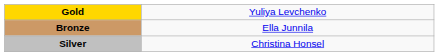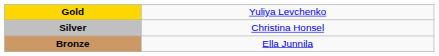rows swapped: (73, 43) <-> (73, 28)
